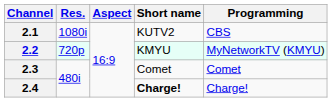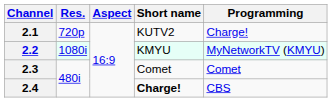(73, 32) 1080i -> (72, 32) 720p
(218, 32) CBS -> (227, 32) Charge!
(72, 50) 720p -> (73, 50) 1080i
(227, 87) Charge! -> (218, 87) CBS
